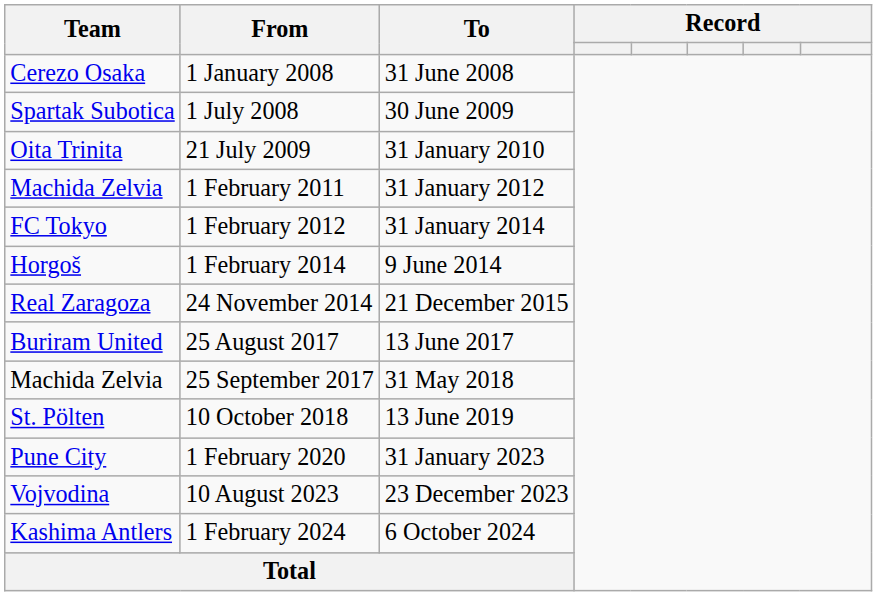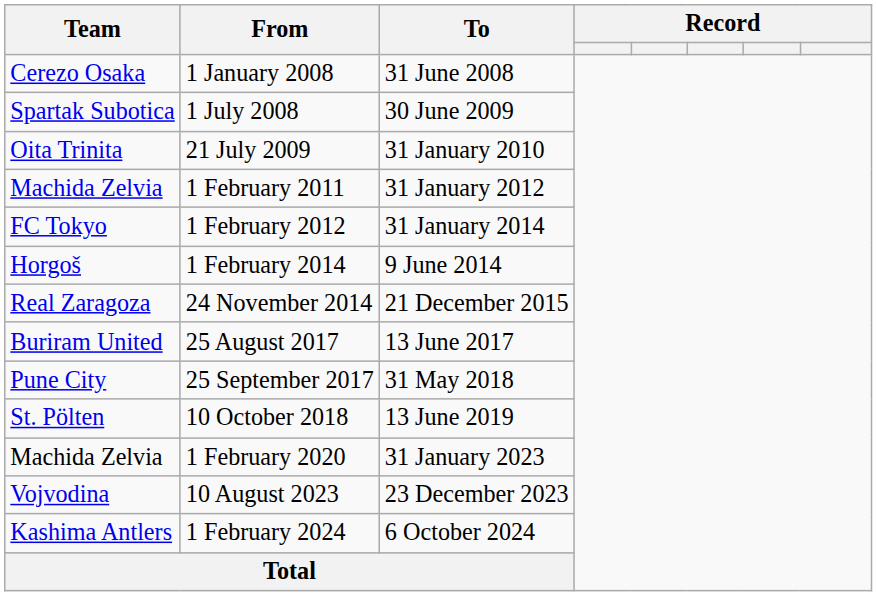(86, 379) Machida Zelvia -> (58, 379) Pune City
(58, 456) Pune City -> (86, 456) Machida Zelvia
